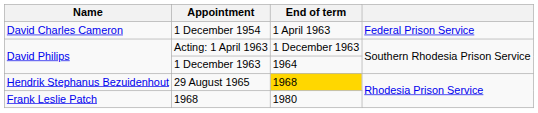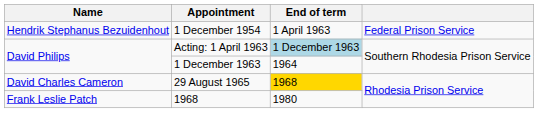(65, 30) David Charles Cameron -> (88, 30) Hendrik Stephanus Bezuidenhout
(316, 47) no background -> (316, 47) lightblue background
(88, 82) Hendrik Stephanus Bezuidenhout -> (65, 82) David Charles Cameron
